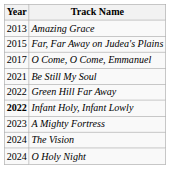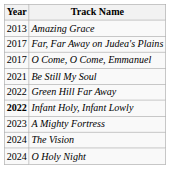(17, 44) 2015 -> (17, 44) 2017
